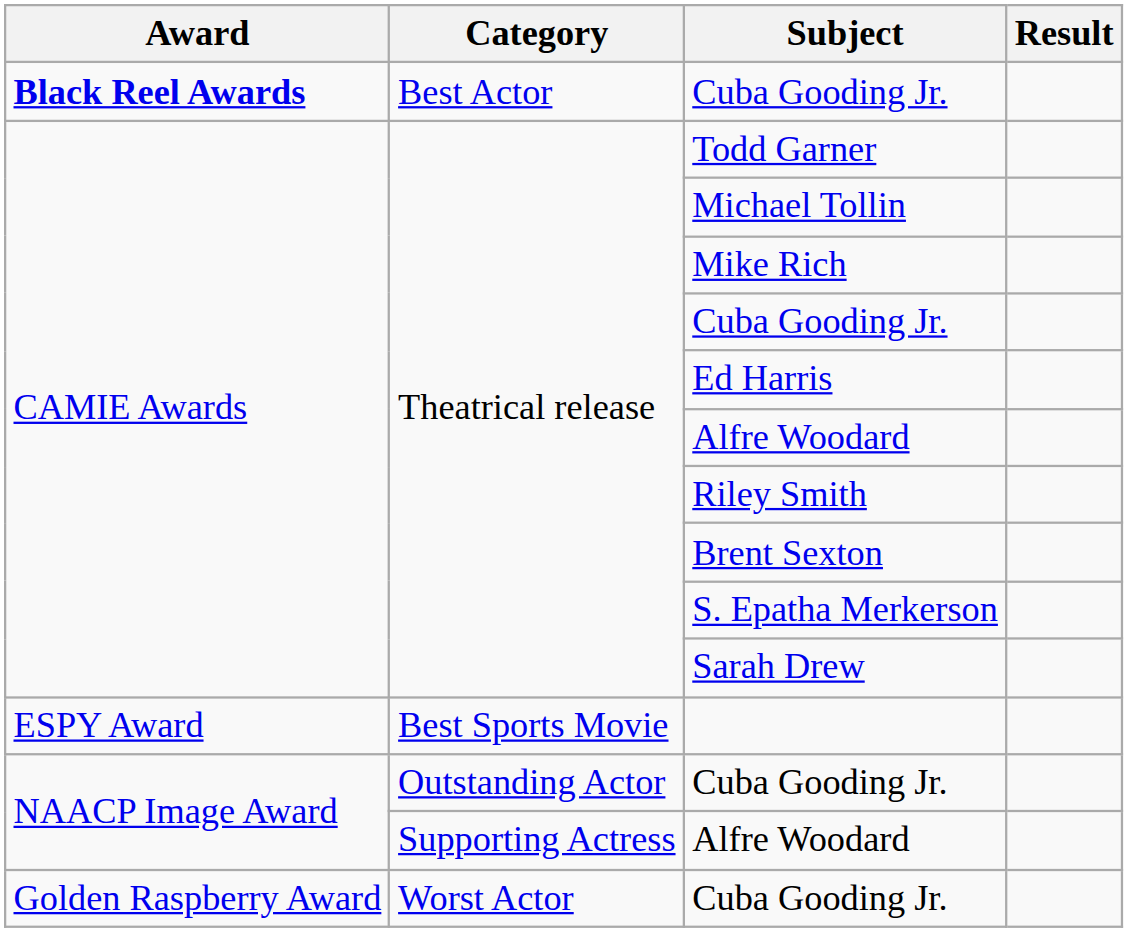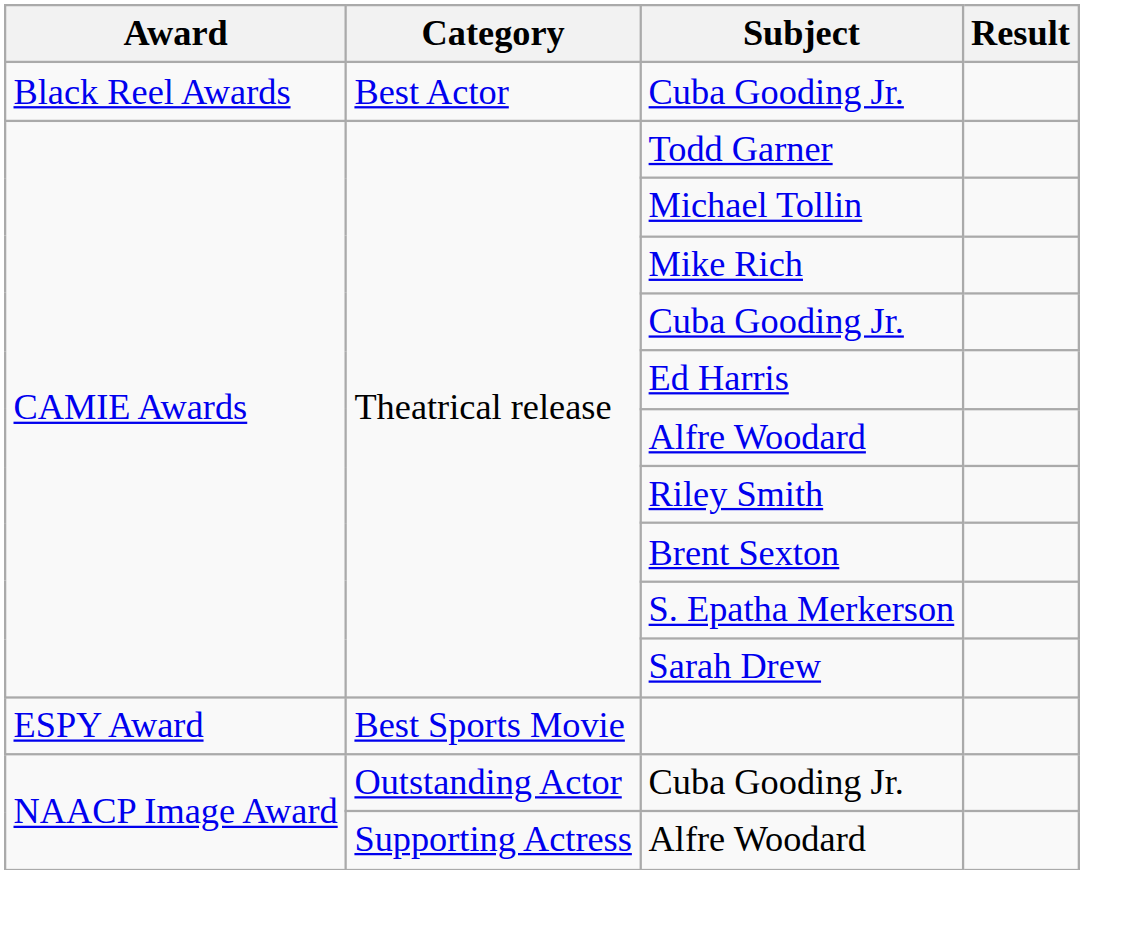(159, 90) bold -> (152, 90) normal
- row: (486, 897)
